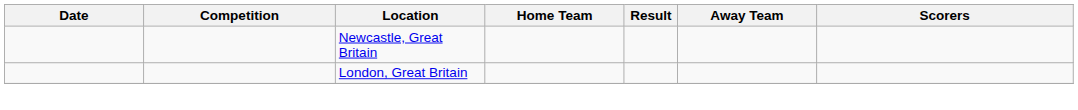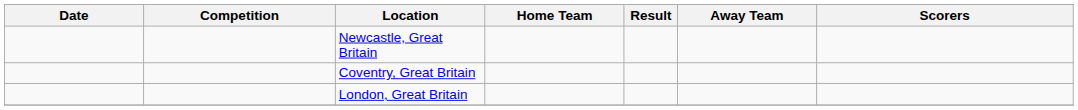+ row: (407, 73)
